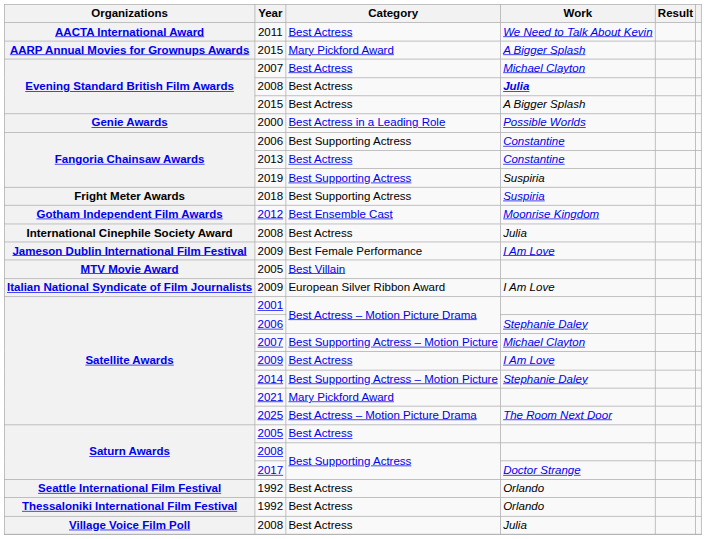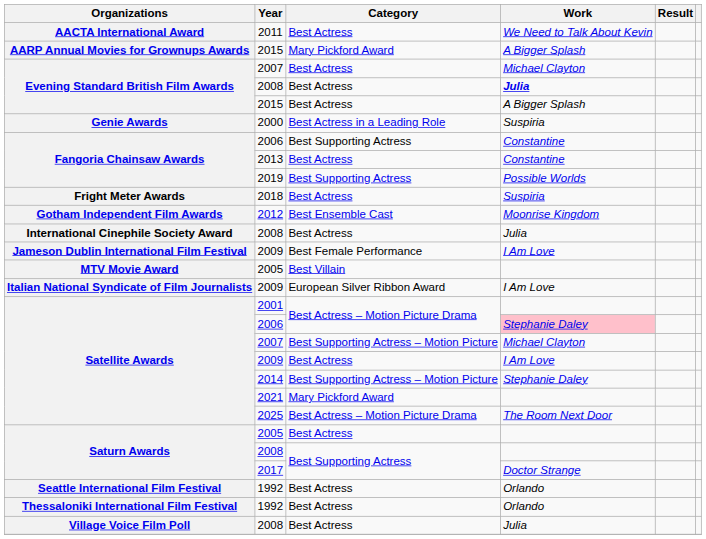(544, 123) Possible Worlds -> (524, 123) Suspiria
(524, 178) Suspiria -> (544, 178) Possible Worlds
(350, 196) Best Supporting Actress -> (320, 196) Best Actress
(545, 324) no background -> (545, 324) pink background
